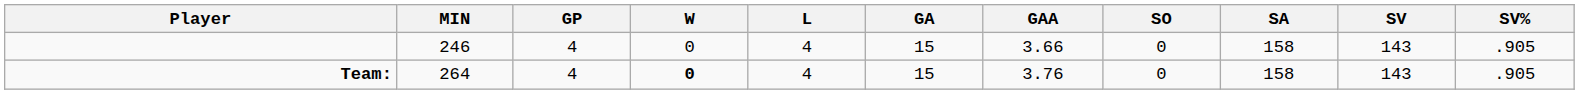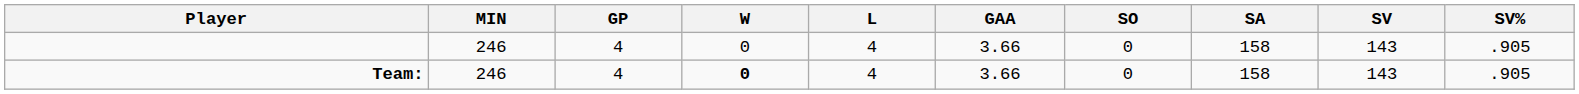- column: (924, 19)
(455, 75) 264 -> (491, 75) 246
(1043, 75) 3.76 -> (1000, 75) 3.66
